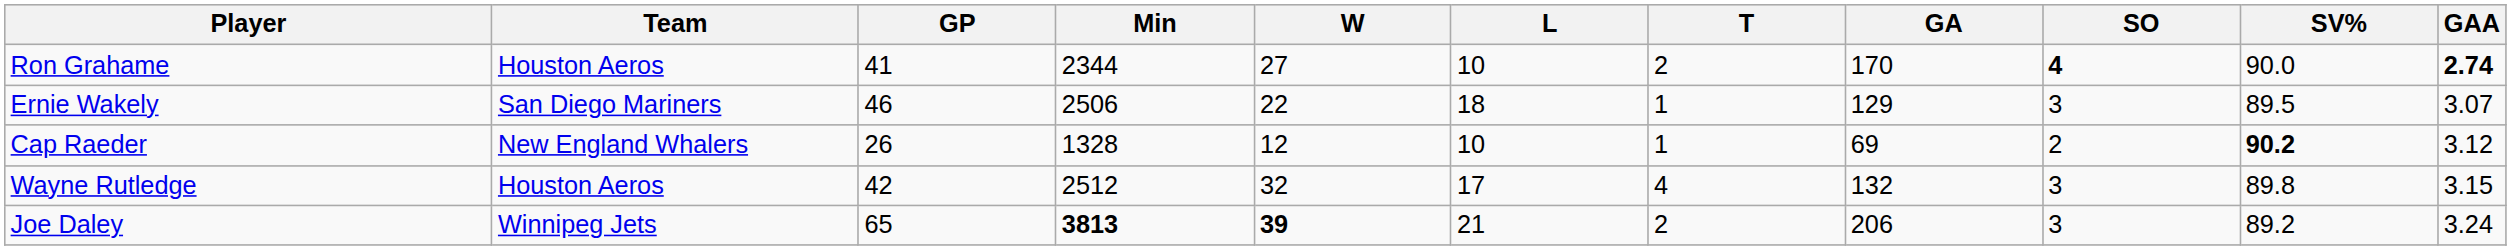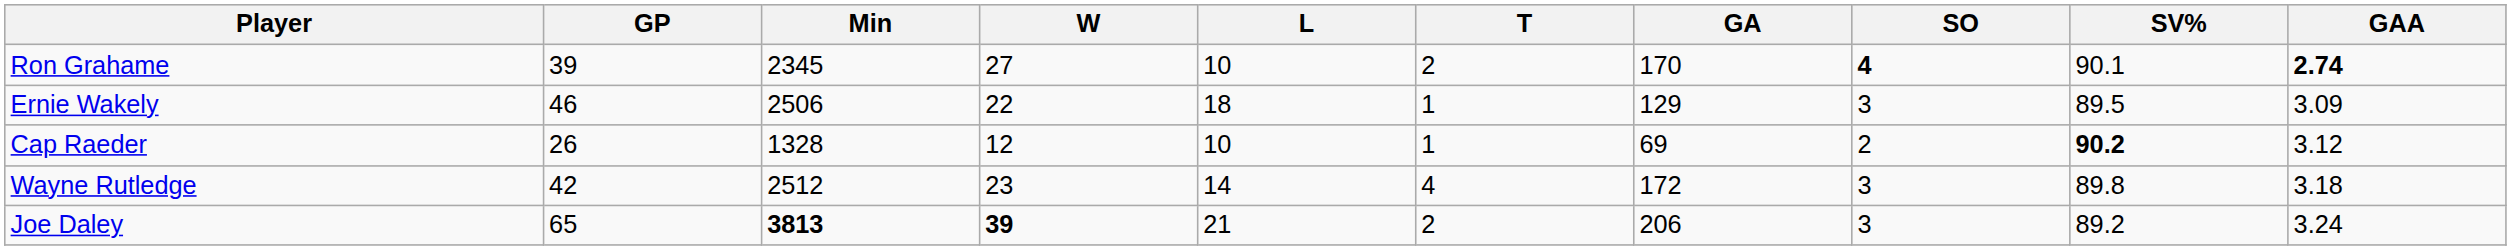- column: (675, 24)
(878, 64) 41 -> (563, 64) 39
(1090, 64) 2344 -> (795, 64) 2345
(2270, 64) 90.0 -> (2100, 64) 90.1
(2468, 104) 3.07 -> (2318, 104) 3.09
(1274, 184) 32 -> (999, 184) 23
(1471, 184) 17 -> (1217, 184) 14
(1872, 184) 132 -> (1660, 184) 172
(2468, 184) 3.15 -> (2318, 184) 3.18
